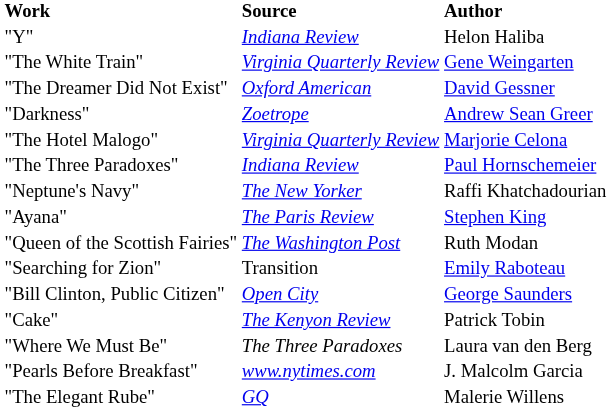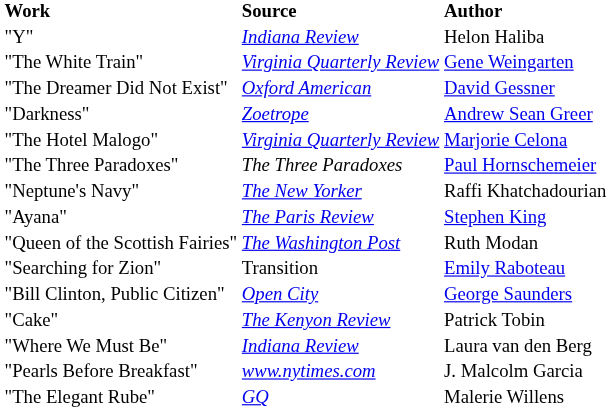(300, 165) Indiana Review -> (322, 165) The Three Paradoxes
(322, 345) The Three Paradoxes -> (300, 345) Indiana Review
